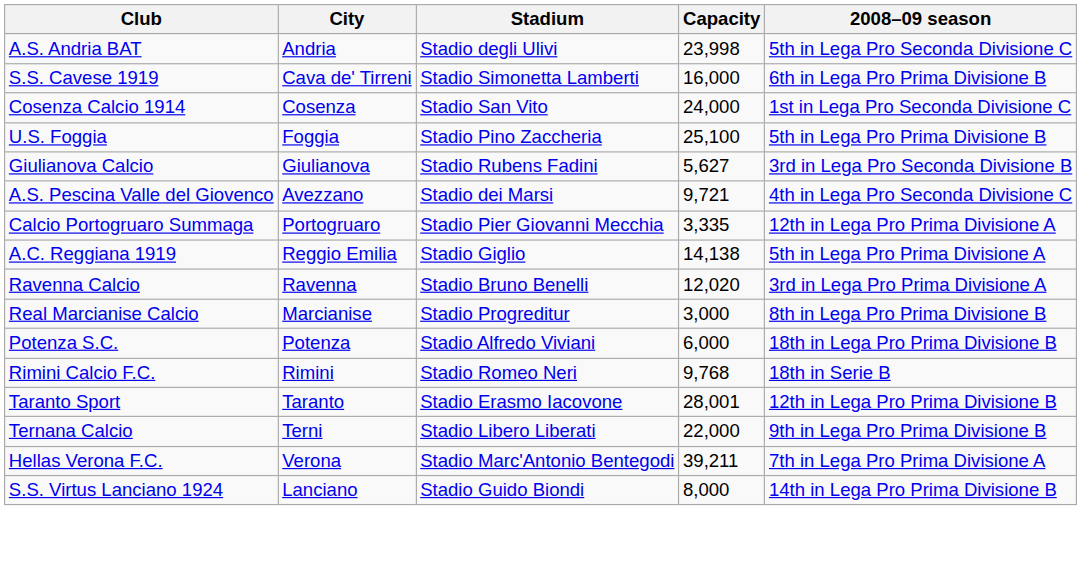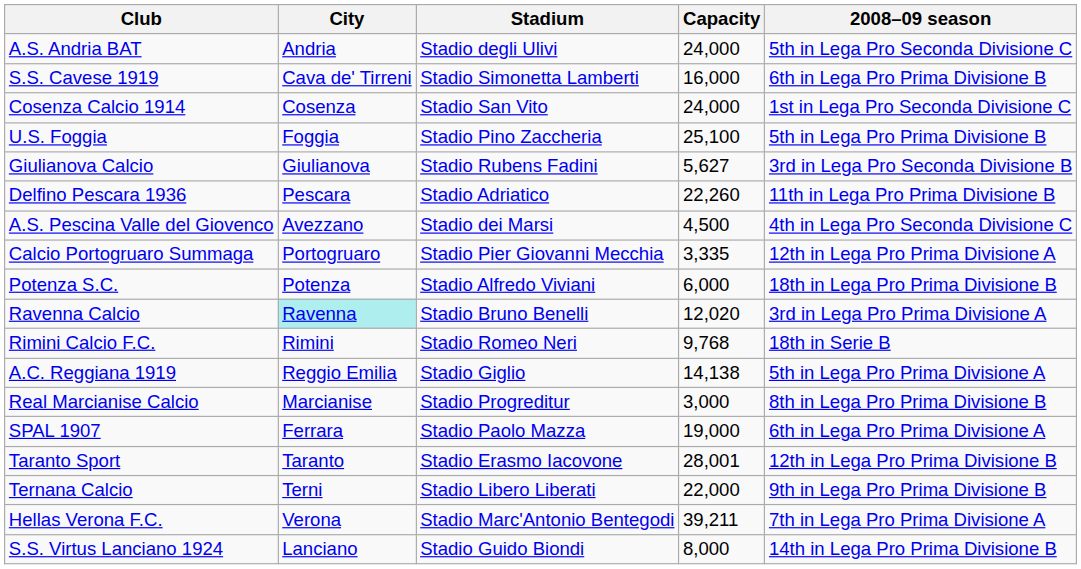(711, 48) 23,998 -> (711, 48) 24,000
+ row: (98, 195)
(706, 195) 9,721 -> (706, 225) 4,500
rows swapped: (64, 343) <-> (92, 254)
(319, 284) no background -> (319, 313) paleturquoise background
rows swapped: (104, 313) <-> (82, 372)
+ row: (55, 431)
